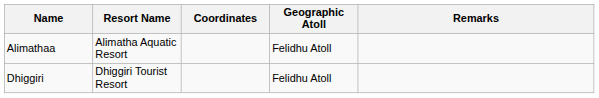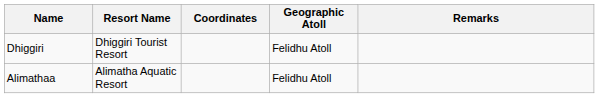rows swapped: (31, 48) <-> (25, 78)
